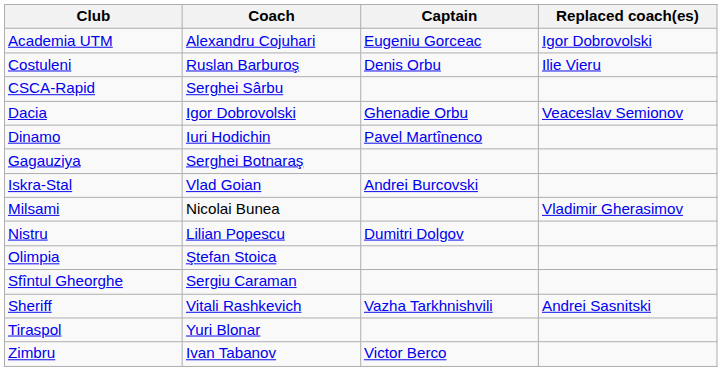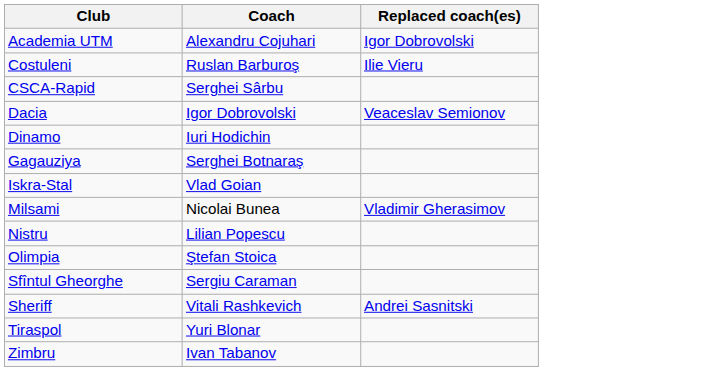- column: (449, 16)
